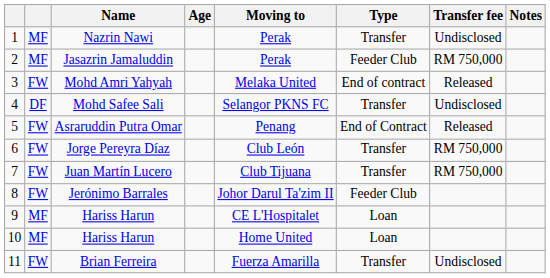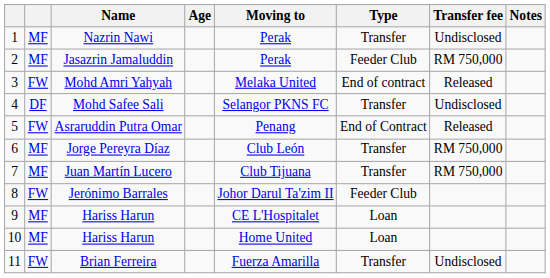(38, 149) FW -> (38, 149) MF
(38, 171) FW -> (38, 171) MF
